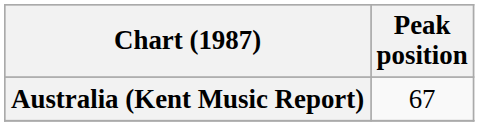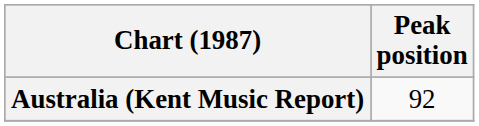(422, 98) 67 -> (422, 98) 92
